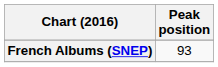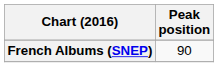(184, 51) 93 -> (184, 51) 90
